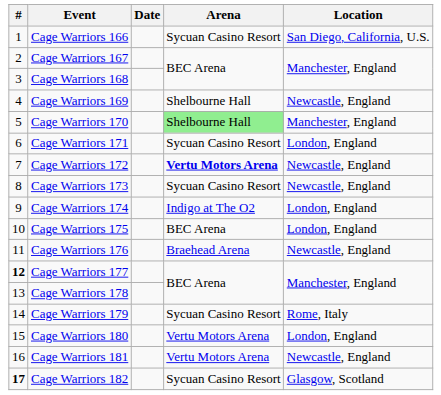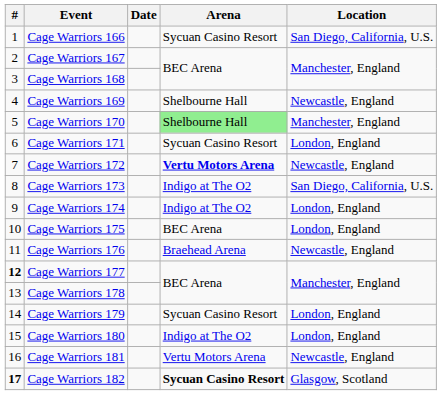(224, 186) Sycuan Casino Resort -> (207, 186) Indigo at The O2
(339, 186) Newcastle, England -> (362, 186) San Diego, California, U.S.
(317, 314) Rome, Italy -> (335, 314) London, England
(218, 336) Vertu Motors Arena -> (207, 336) Indigo at The O2
(224, 378) normal -> (224, 378) bold
